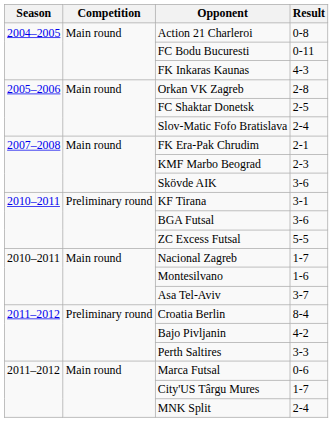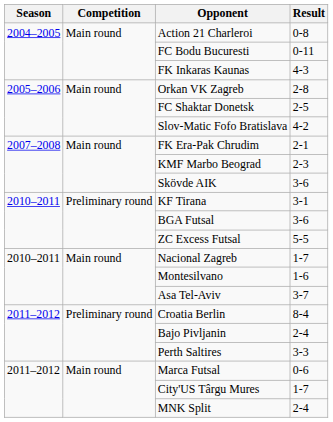(301, 126) 2-4 -> (301, 126) 4-2
(301, 333) 4-2 -> (301, 333) 2-4
